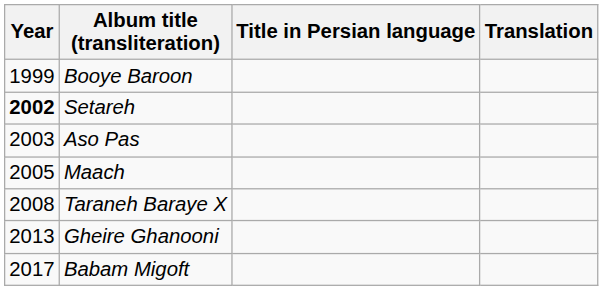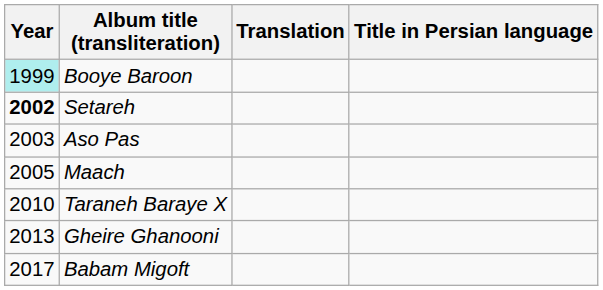columns swapped: (356, 32) <-> (539, 32)
(32, 75) no background -> (32, 75) paleturquoise background
(32, 204) 2008 -> (32, 204) 2010
